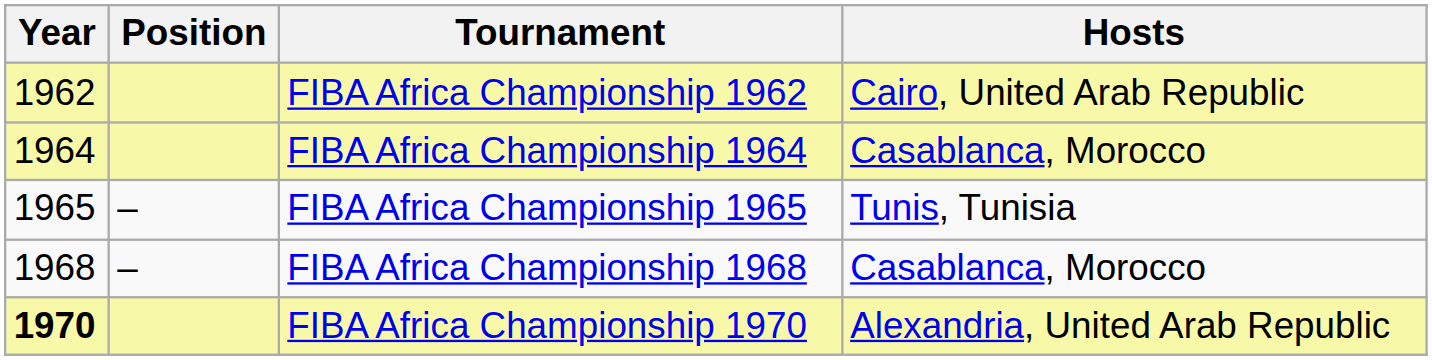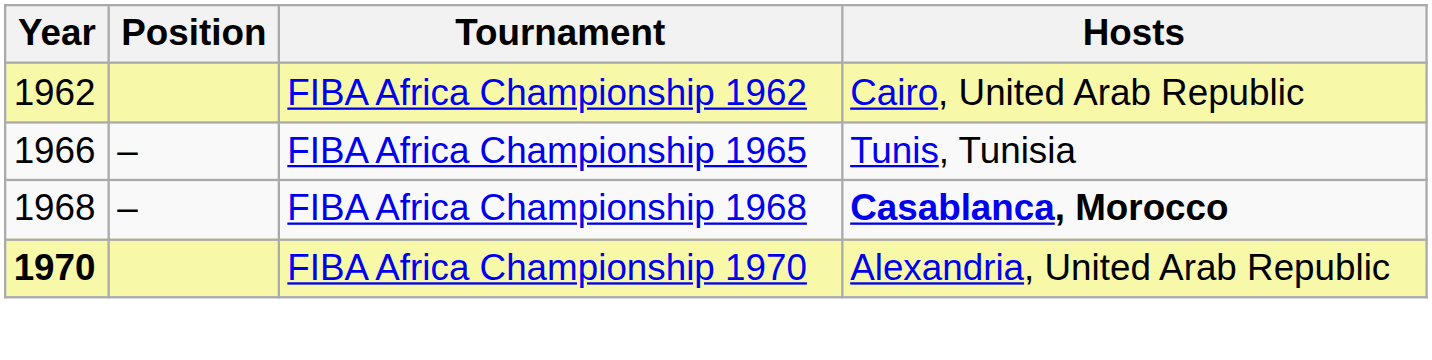- row: (547, 150)
(55, 208) 1965 -> (55, 150) 1966
(1028, 267) normal -> (1039, 208) bold
